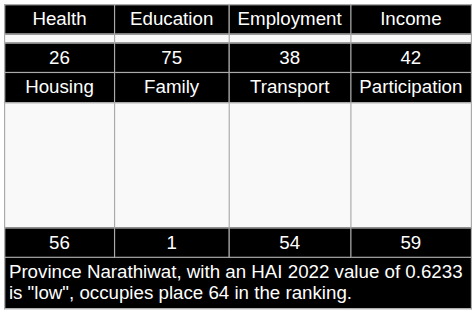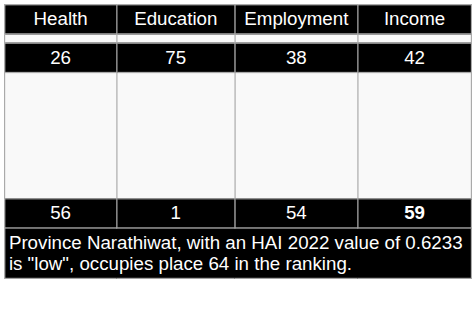- row: (59, 87)
(411, 242) normal -> (415, 212) bold
